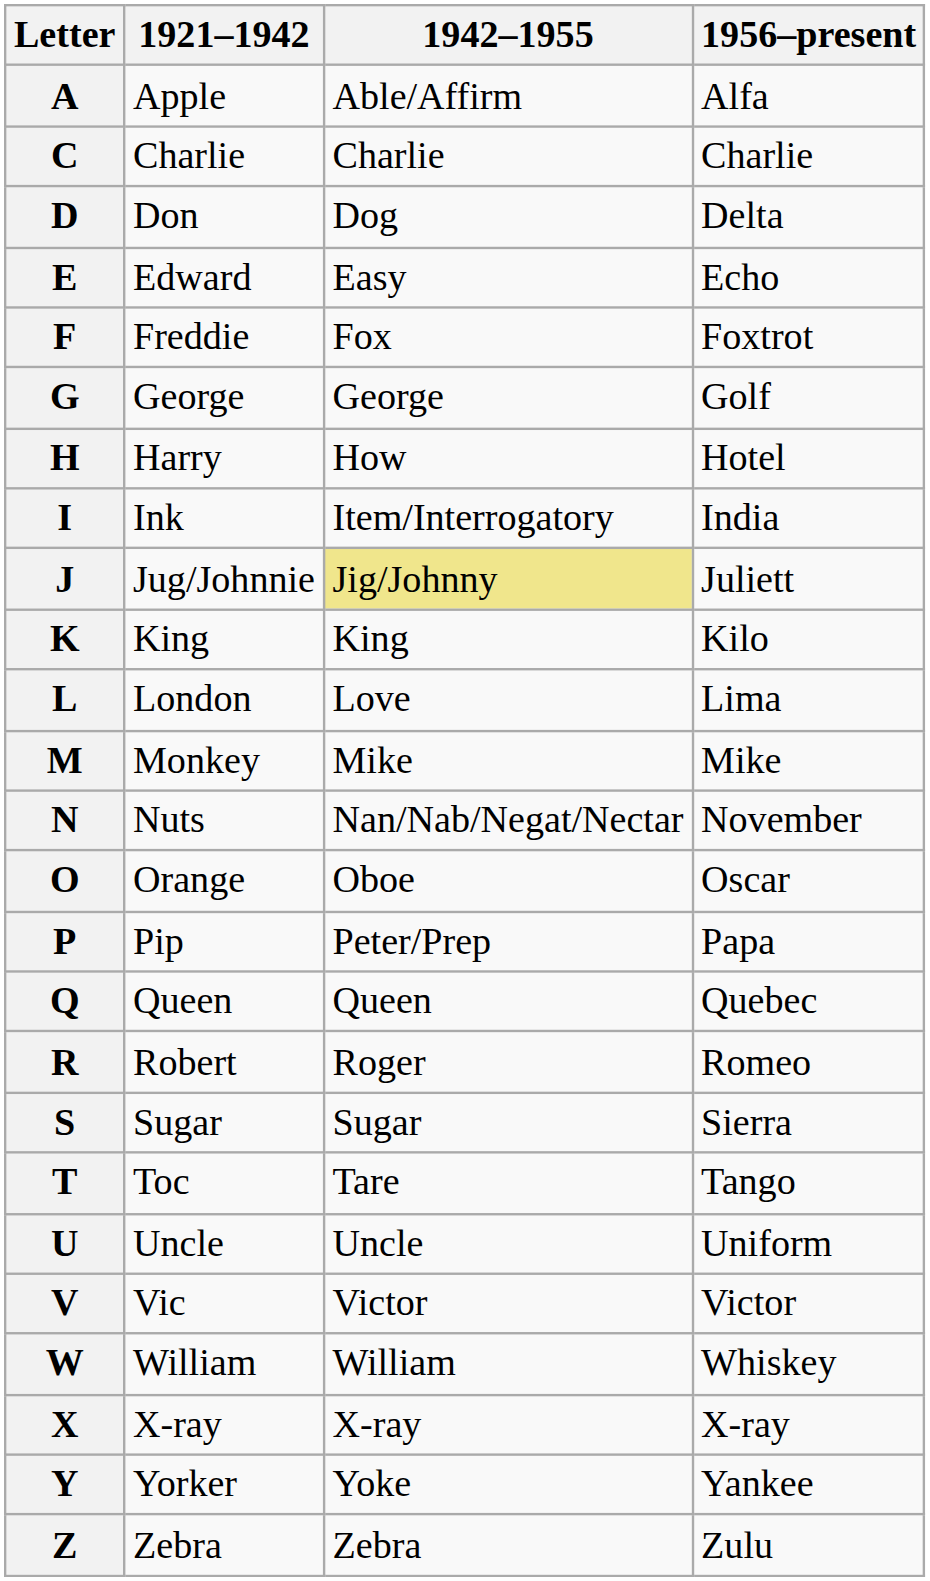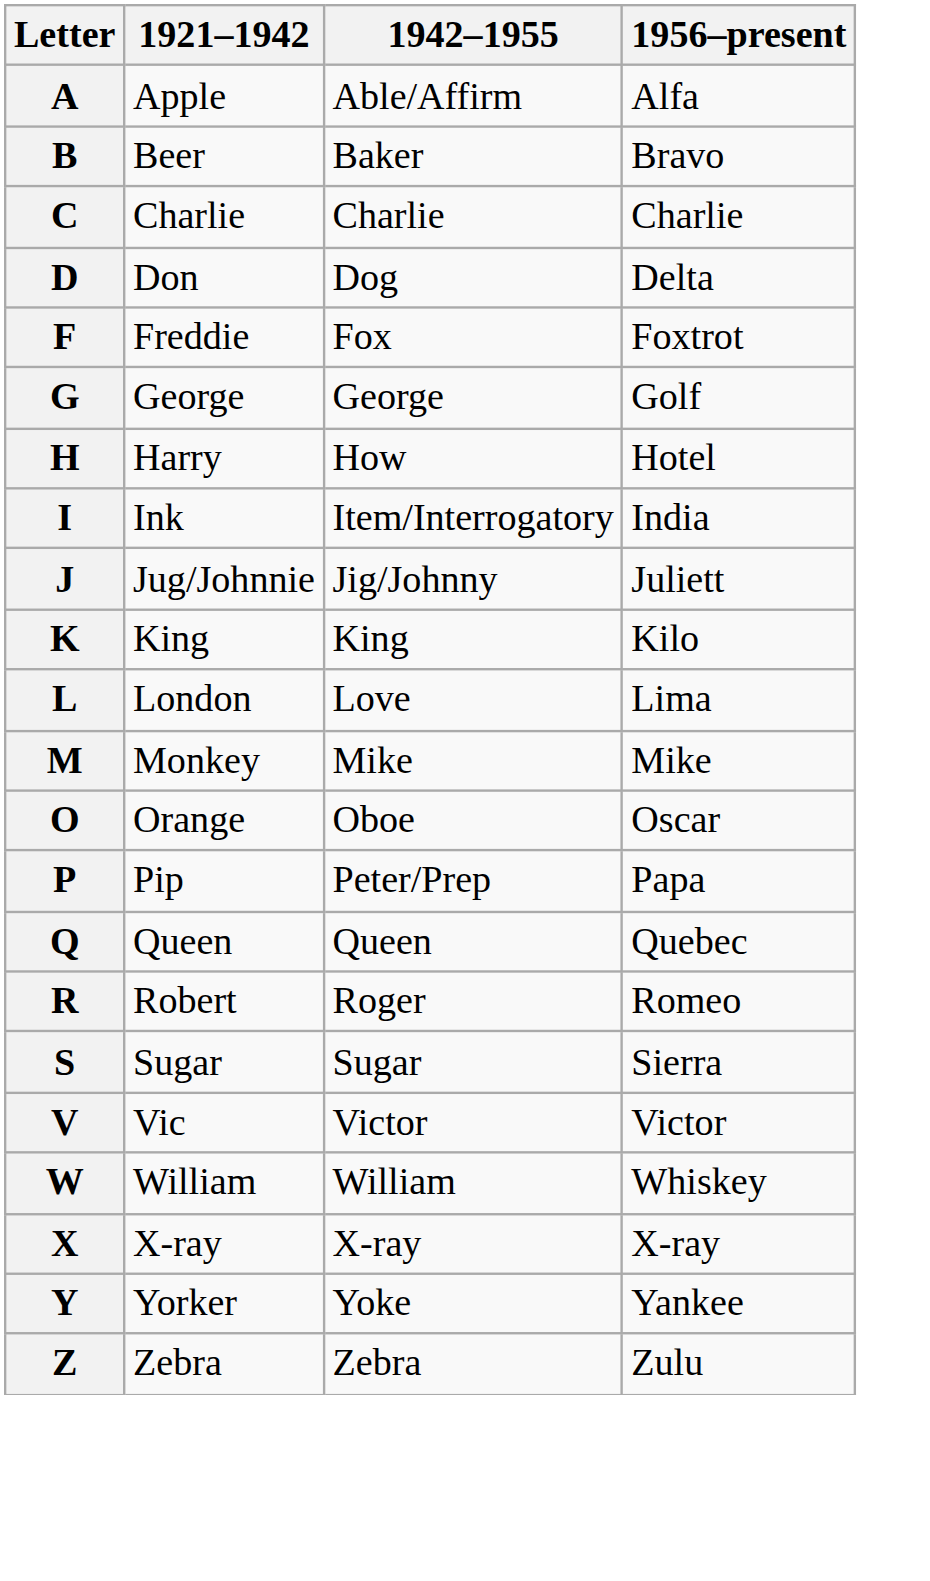+ row: (65, 155)
- row: (65, 276)
(415, 578) khaki background -> (415, 578) no background
- row: (65, 819)
- row: (65, 1182)
- row: (65, 1242)
